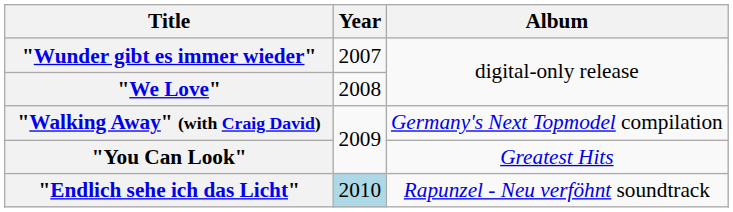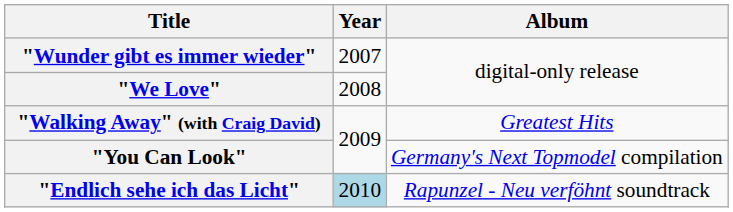(557, 122) Germany's Next Topmodel compilation -> (557, 122) Greatest Hits
(557, 156) Greatest Hits -> (557, 156) Germany's Next Topmodel compilation
